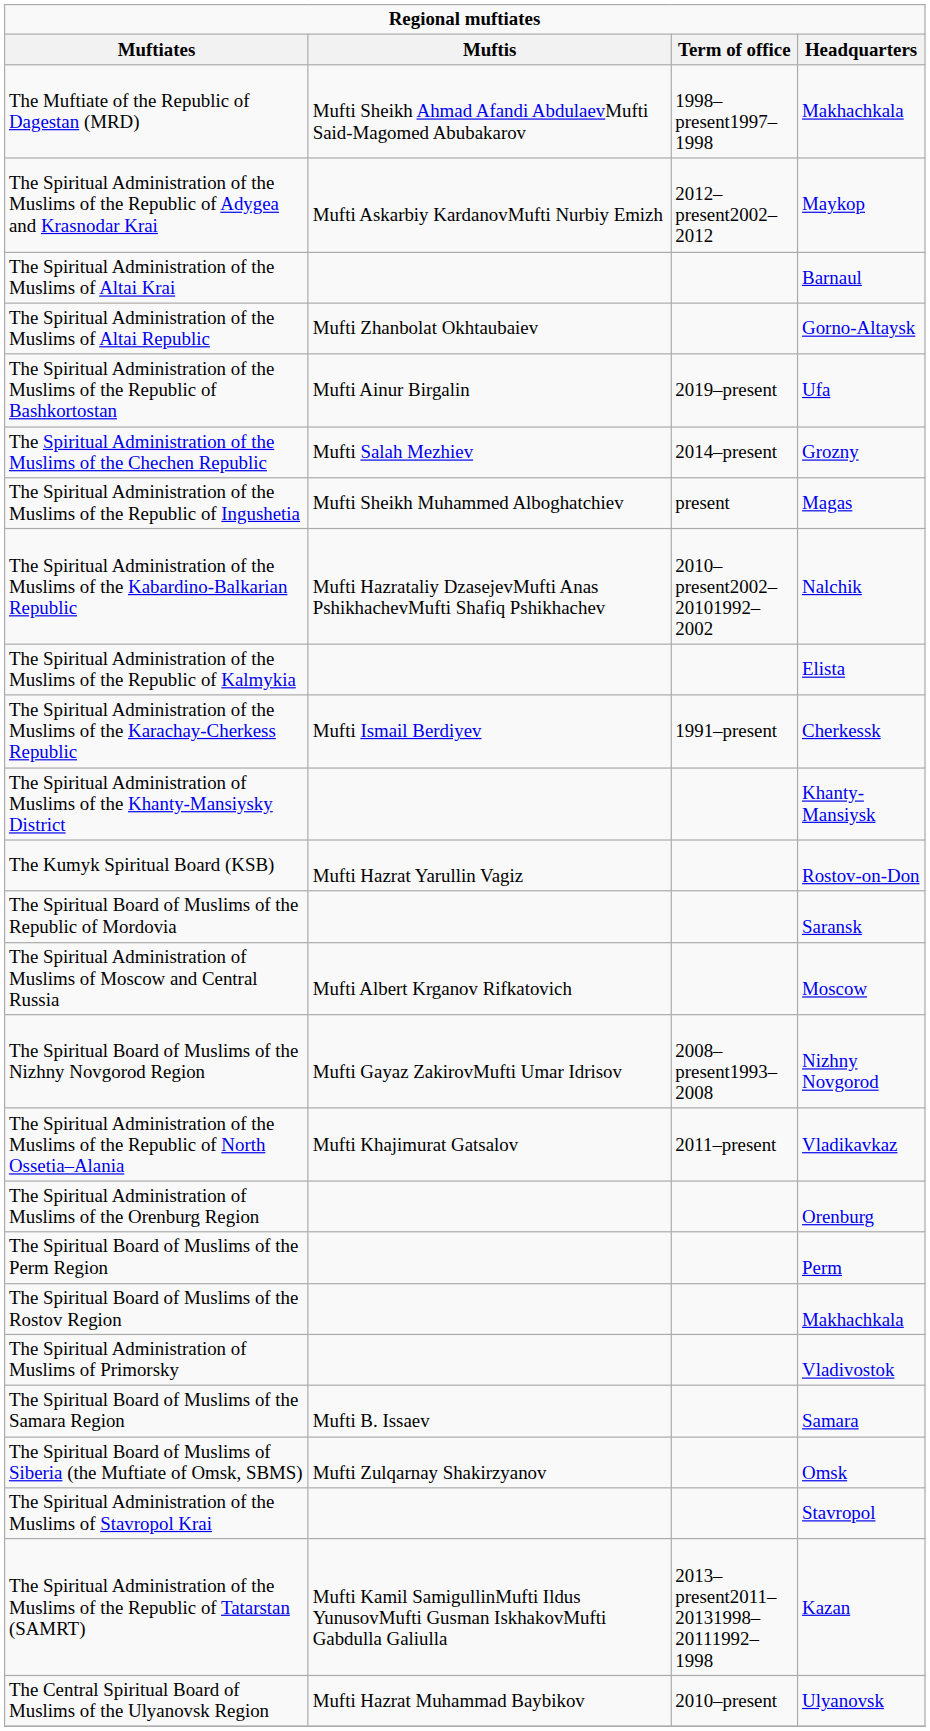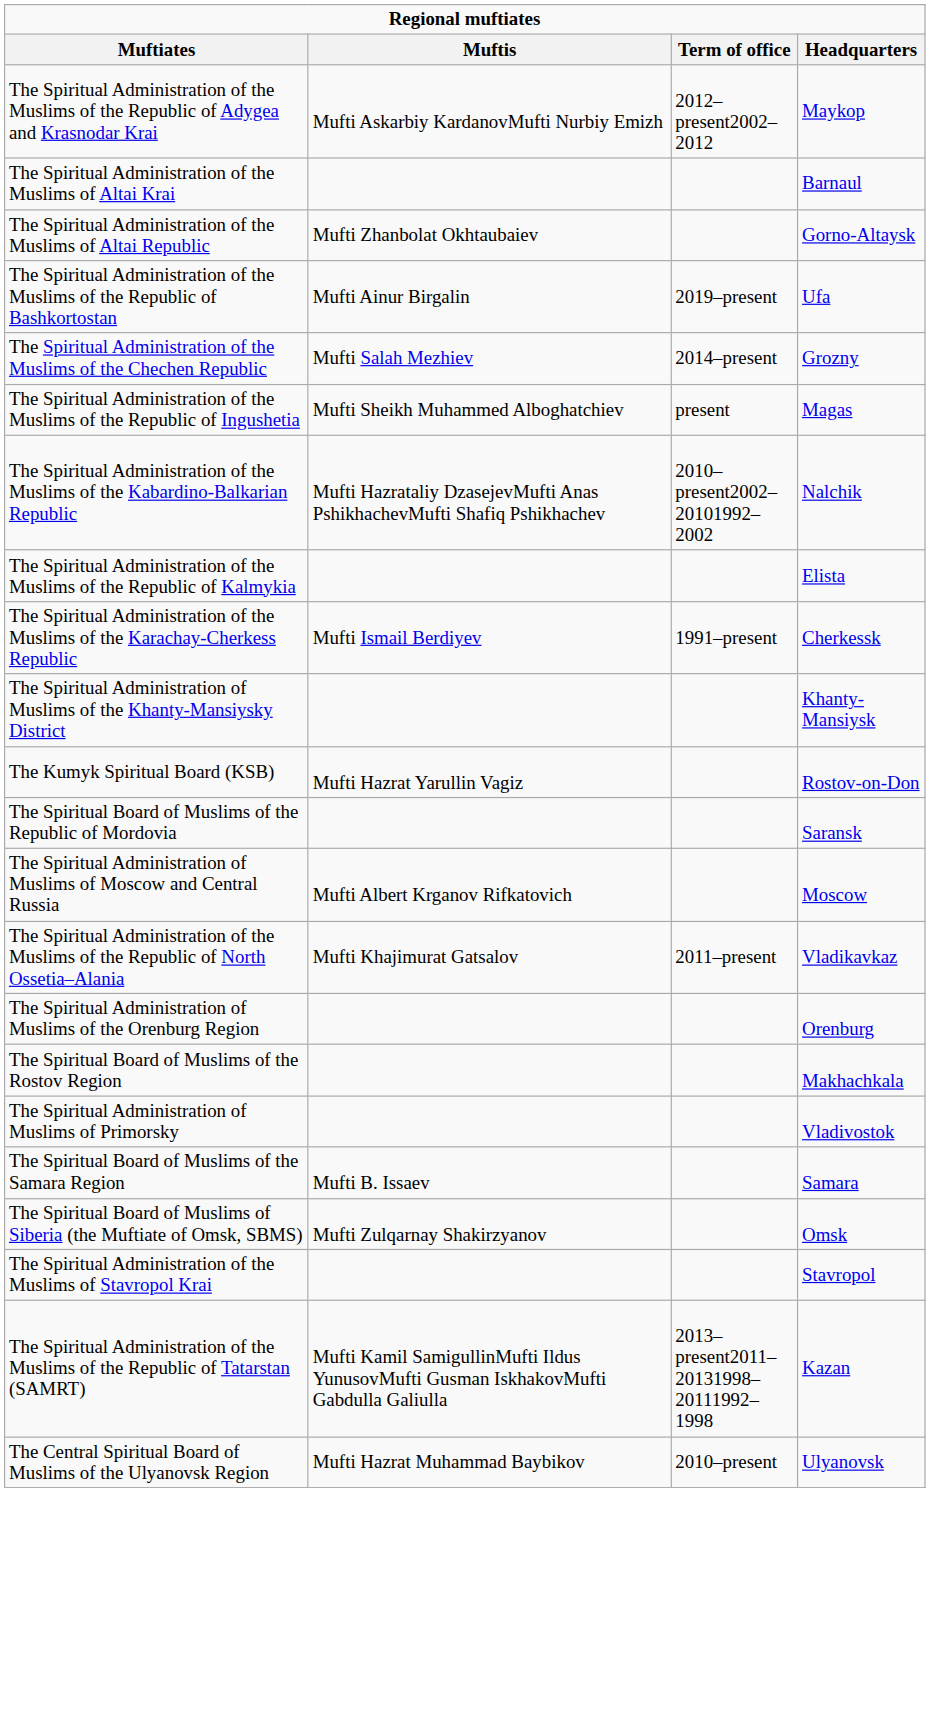- row: (129, 111)
- row: (154, 1061)
- row: (154, 1257)
